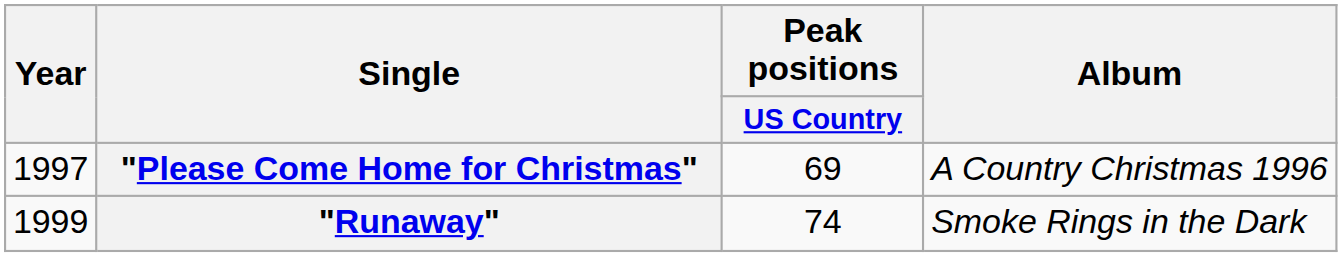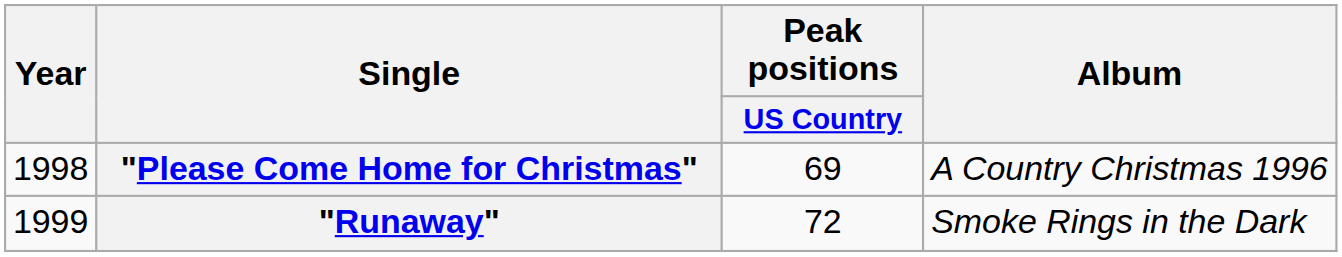(51, 168) 1997 -> (51, 168) 1998
(823, 222) 74 -> (823, 222) 72
